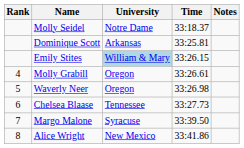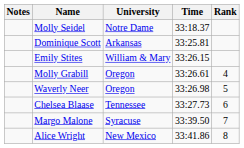columns swapped: (18, 12) <-> (225, 12)
(137, 58) lightblue background -> (138, 58) no background
